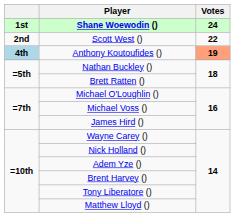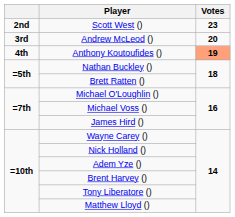- row: (117, 26)
(213, 39) 22 -> (213, 26) 23
+ row: (117, 39)
(22, 53) lightblue background -> (22, 53) no background
